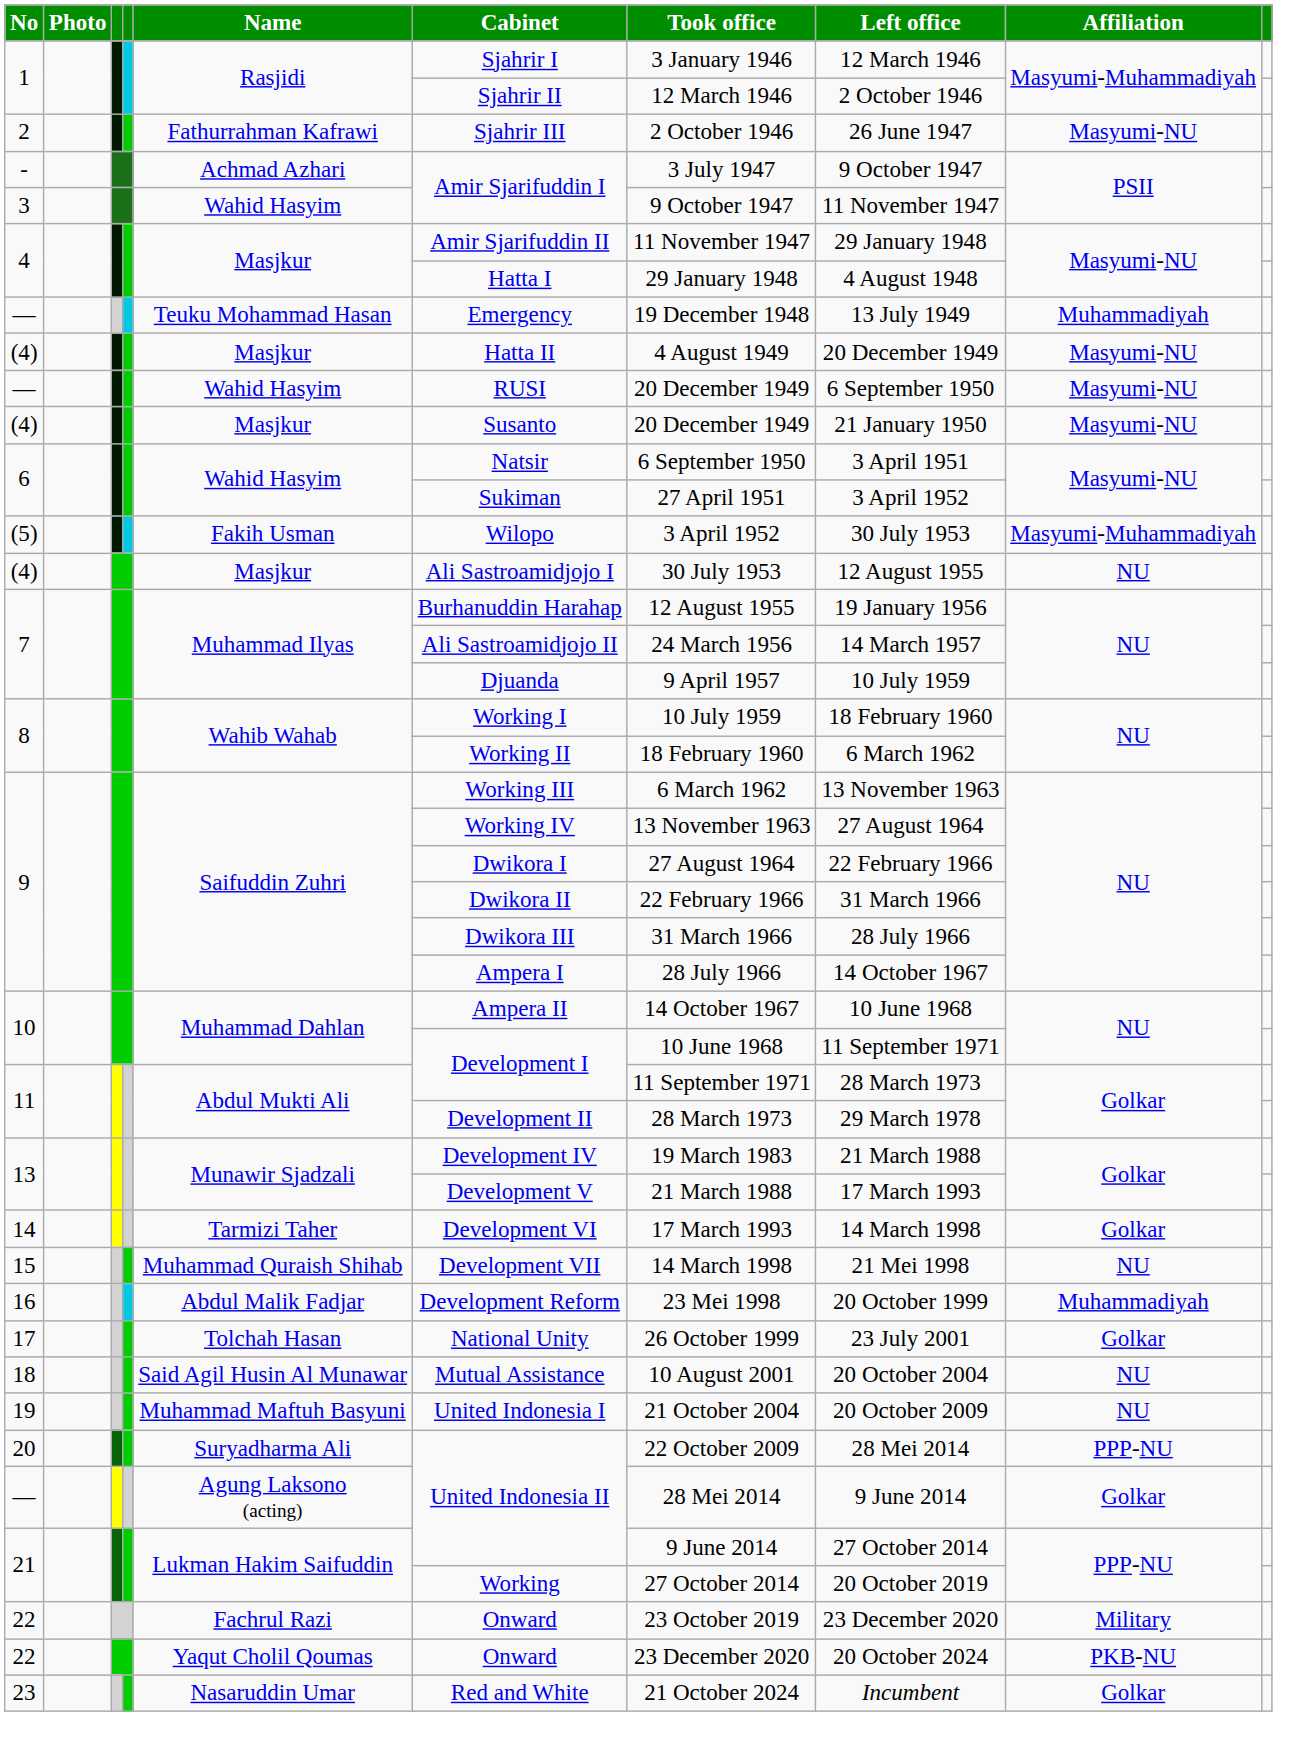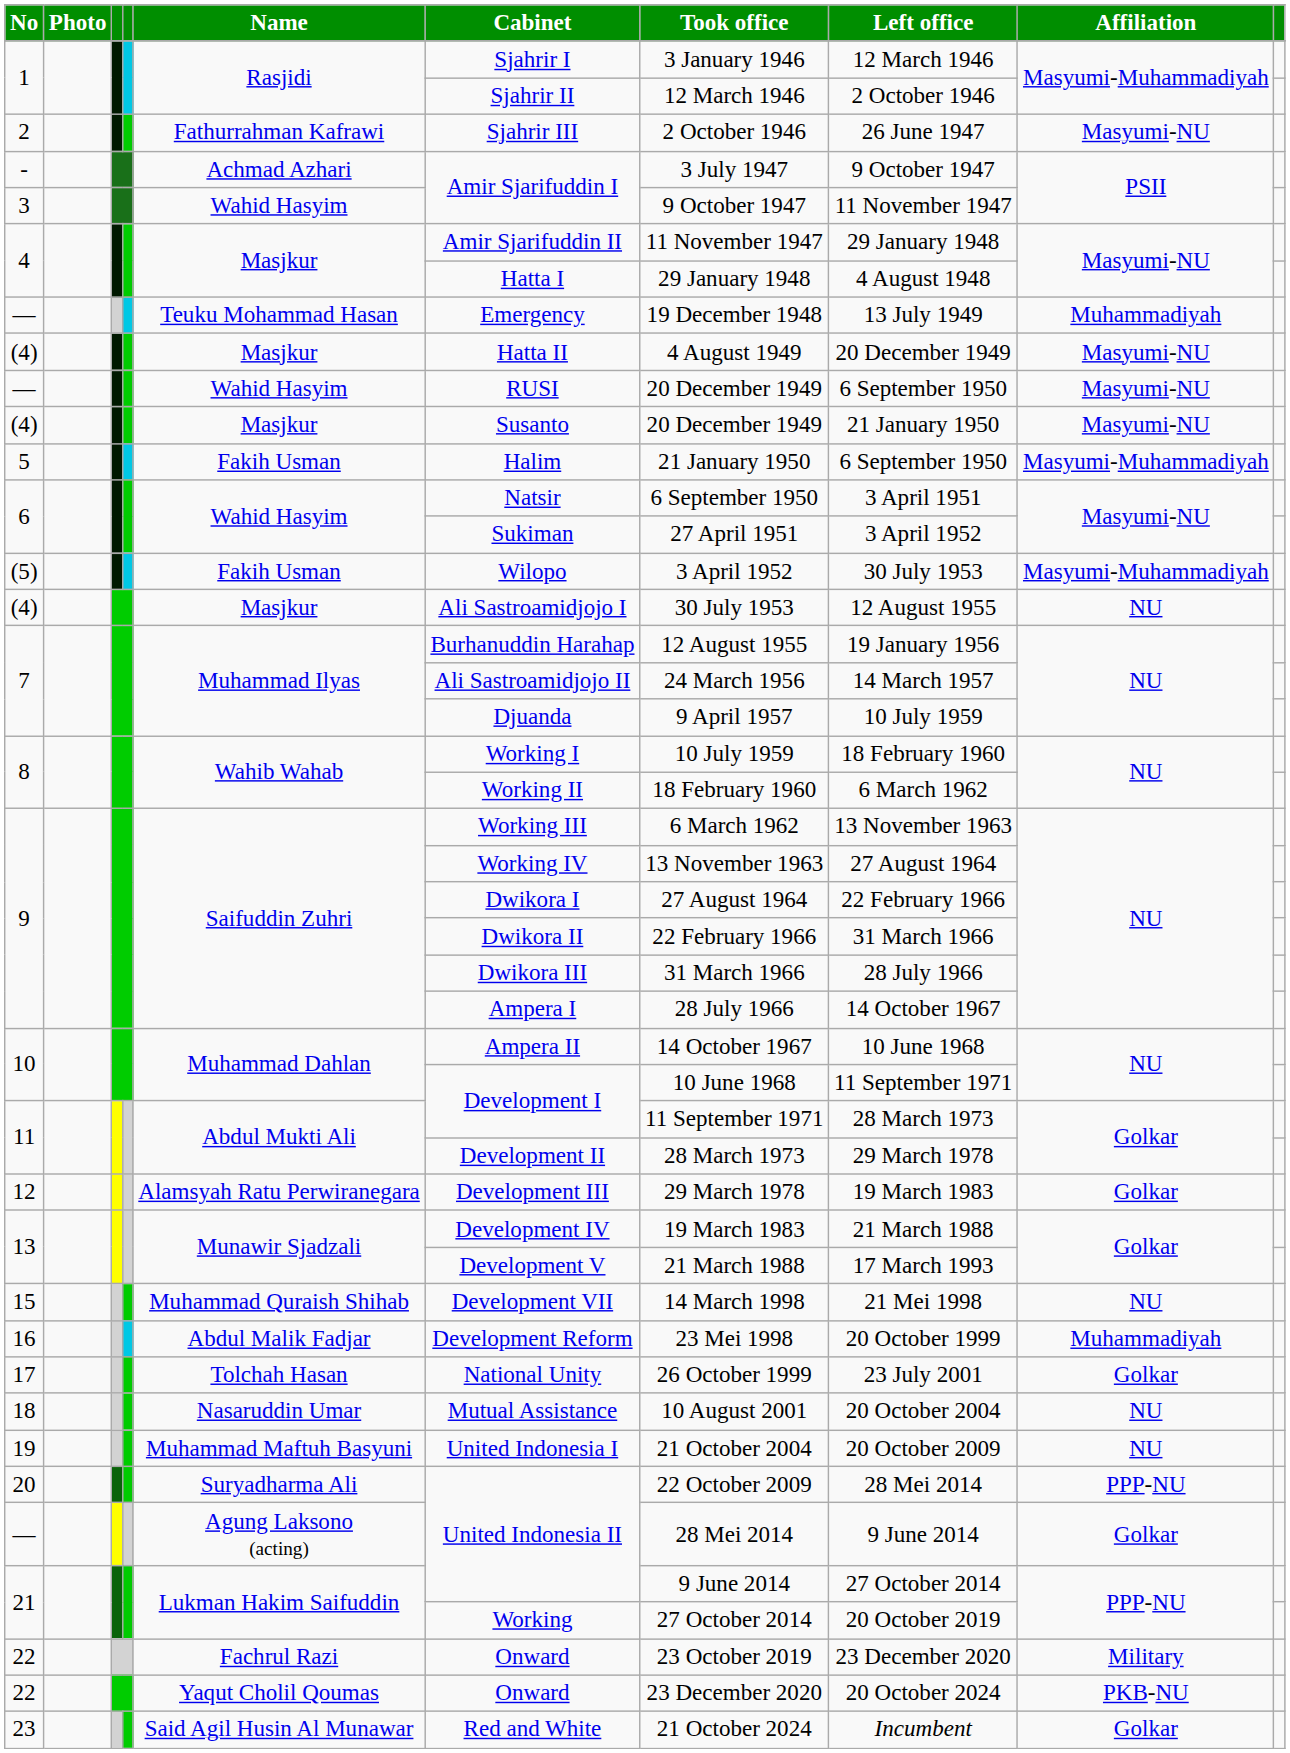+ row: (24, 461)
+ row: (24, 1192)
- row: (24, 1228)
(273, 1374) Said Agil Husin Al Munawar -> (279, 1411) Nasaruddin Umar
(273, 1692) Nasaruddin Umar -> (279, 1729) Said Agil Husin Al Munawar
